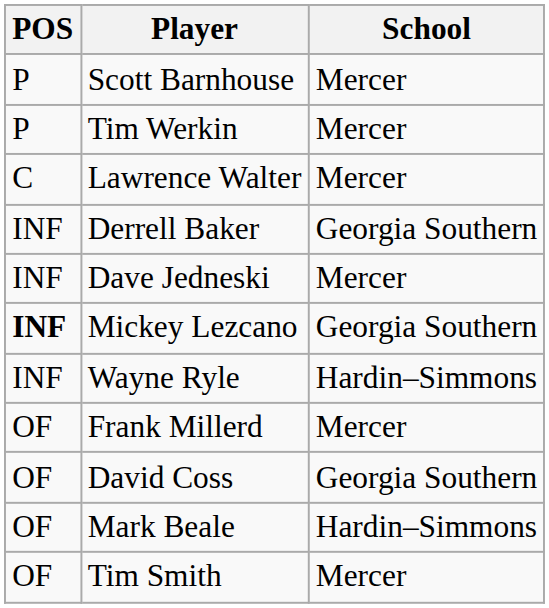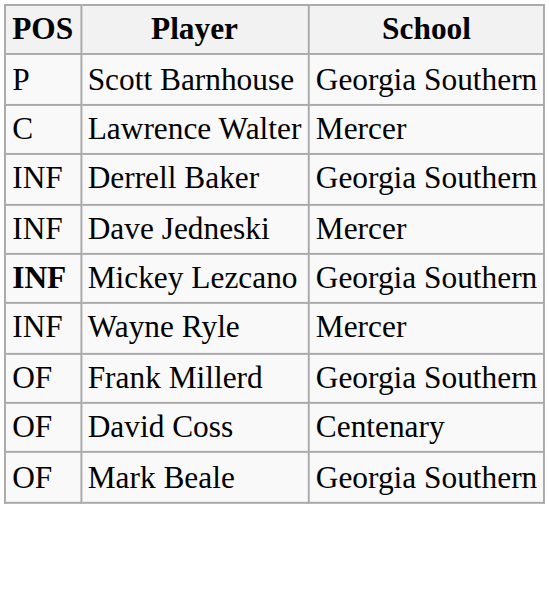(361, 79) Mercer -> (427, 79) Georgia Southern
- row: (163, 128)
(426, 377) Hardin–Simmons -> (361, 327) Mercer
(361, 427) Mercer -> (427, 377) Georgia Southern
(427, 476) Georgia Southern -> (380, 427) Centenary
(426, 526) Hardin–Simmons -> (427, 476) Georgia Southern
- row: (155, 576)
